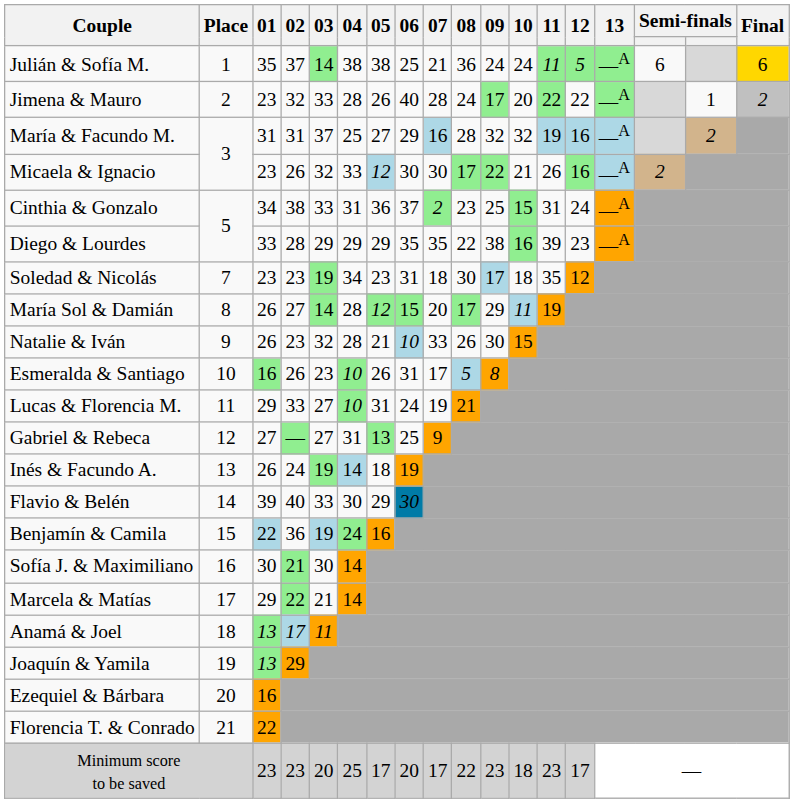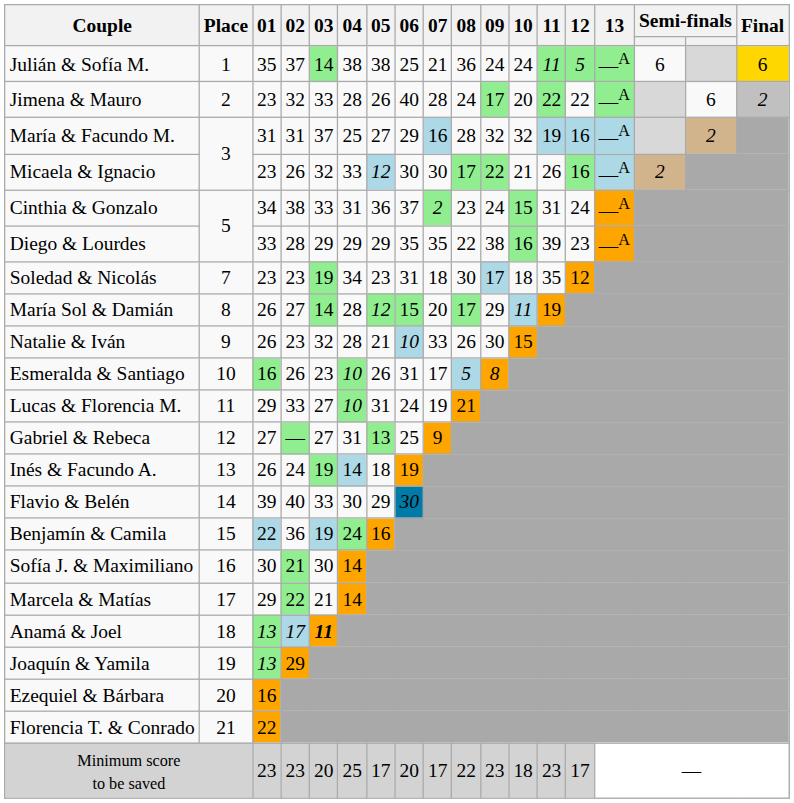(711, 99) 1 -> (711, 99) 6
(495, 207) 25 -> (495, 207) 24
(324, 630) normal -> (324, 630) bold
